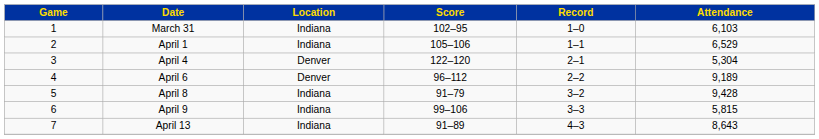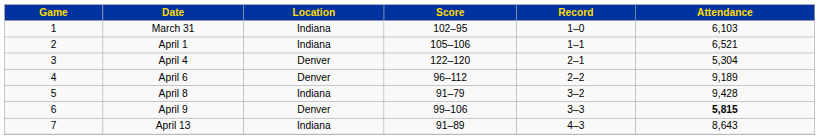(725, 45) 6,529 -> (725, 45) 6,521
(314, 110) Indiana -> (314, 110) Denver
(725, 110) normal -> (725, 110) bold
